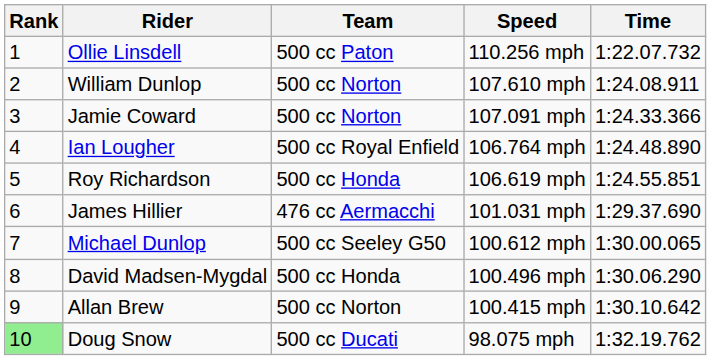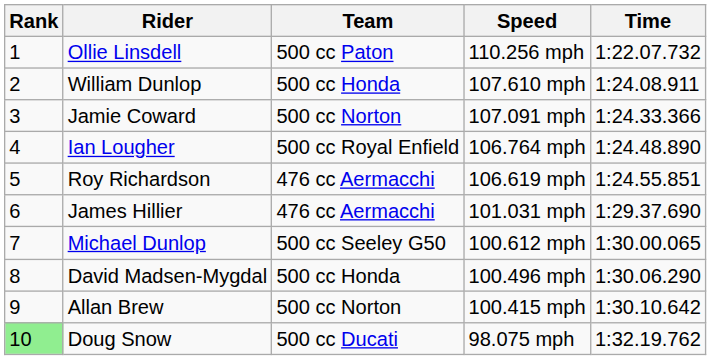(339, 84) 500 cc Norton -> (338, 84) 500 cc Honda
(338, 180) 500 cc Honda -> (356, 180) 476 cc Aermacchi
